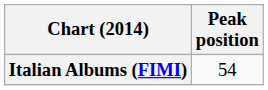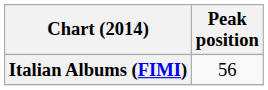(227, 69) 54 -> (227, 69) 56
